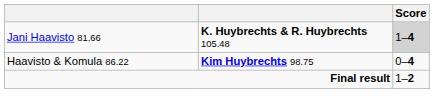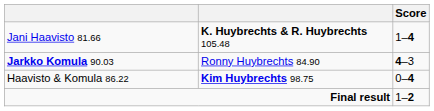(405, 37) lightgrey background -> (405, 37) no background
+ row: (60, 61)
